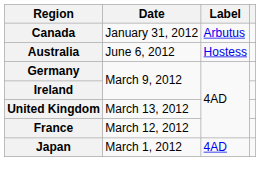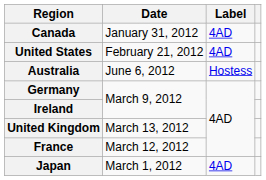(224, 33) Arbutus -> (221, 33) 4AD
+ row: (53, 52)
